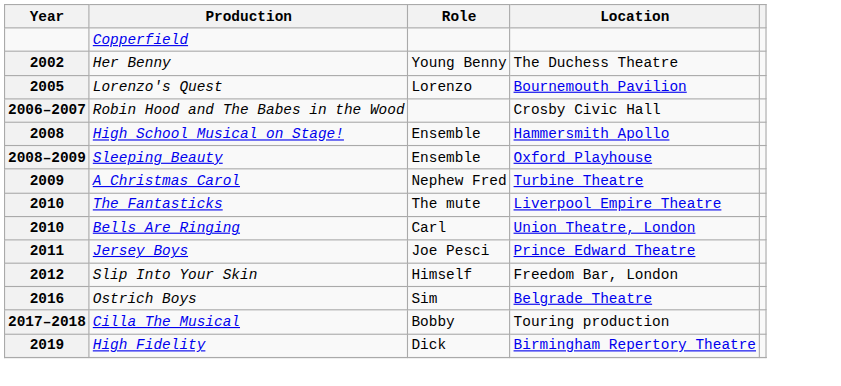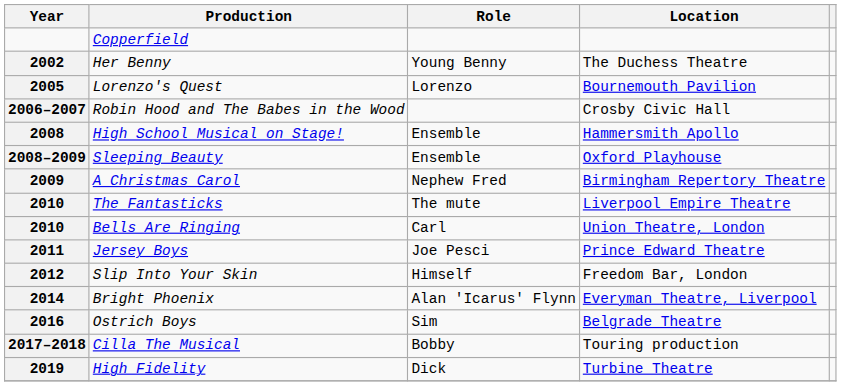(579, 181) Turbine Theatre -> (704, 181) Birmingham Repertory Theatre
+ row: (153, 299)
(635, 346) Birmingham Repertory Theatre -> (648, 369) Turbine Theatre
